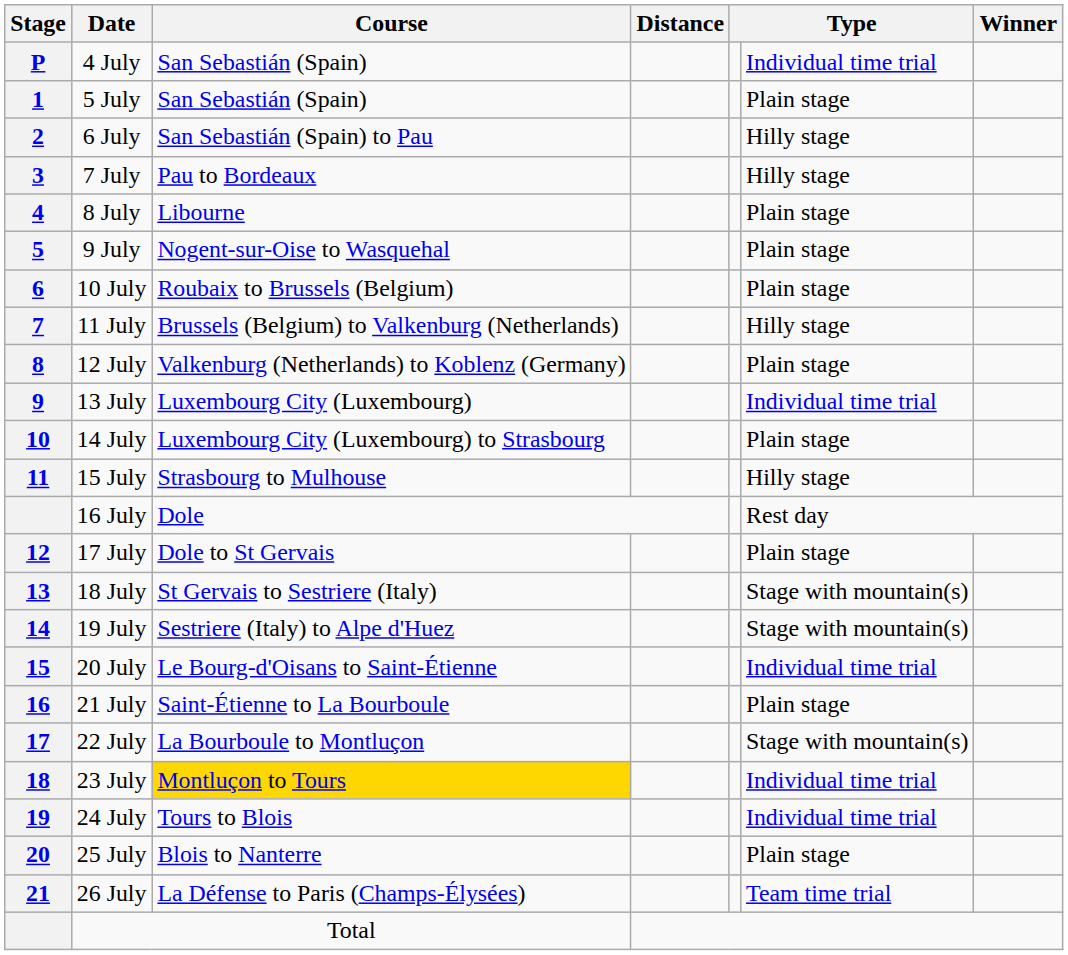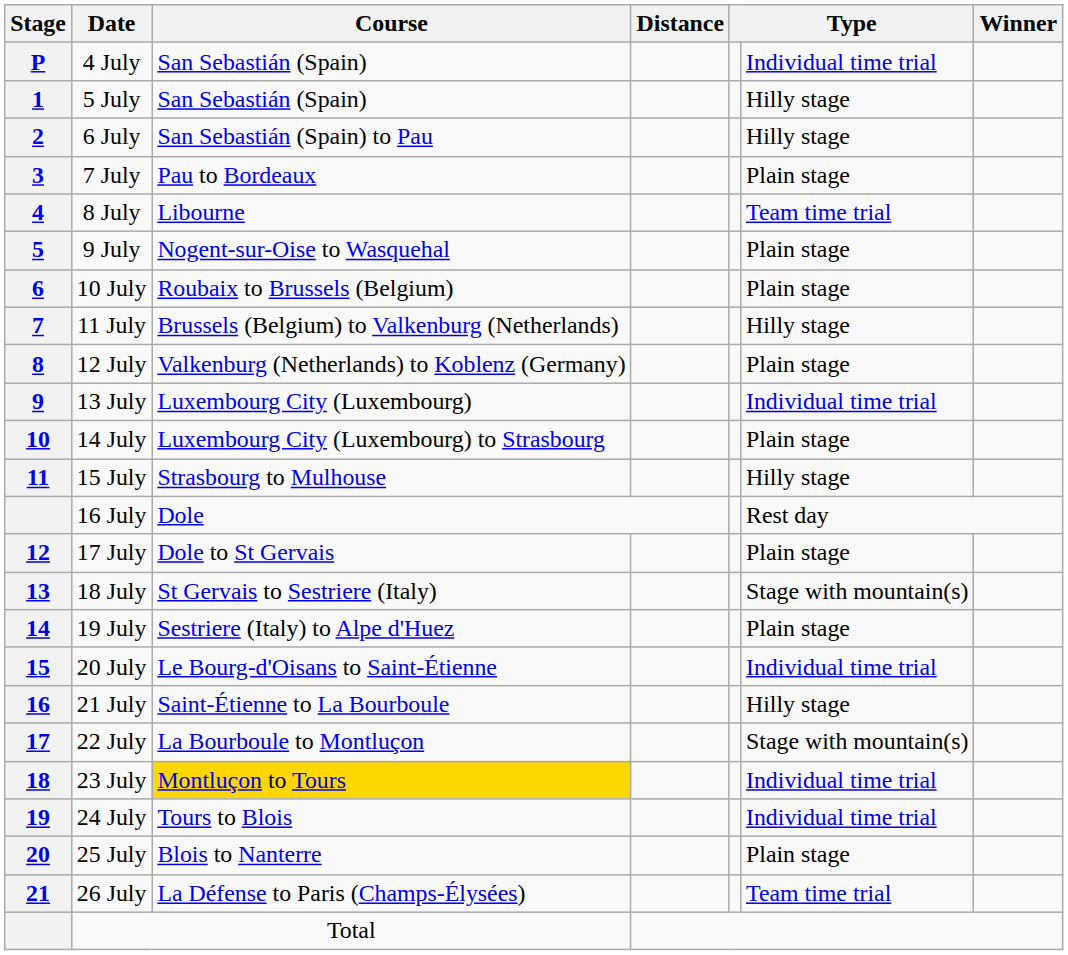(798, 99) Plain stage -> (798, 99) Hilly stage
(798, 174) Hilly stage -> (798, 174) Plain stage
(798, 212) Plain stage -> (819, 212) Team time trial
(857, 628) Stage with mountain(s) -> (798, 628) Plain stage
(798, 703) Plain stage -> (798, 703) Hilly stage
